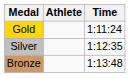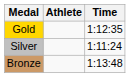(104, 30) 1:11:24 -> (105, 30) 1:12:35
(105, 47) 1:12:35 -> (104, 47) 1:11:24
